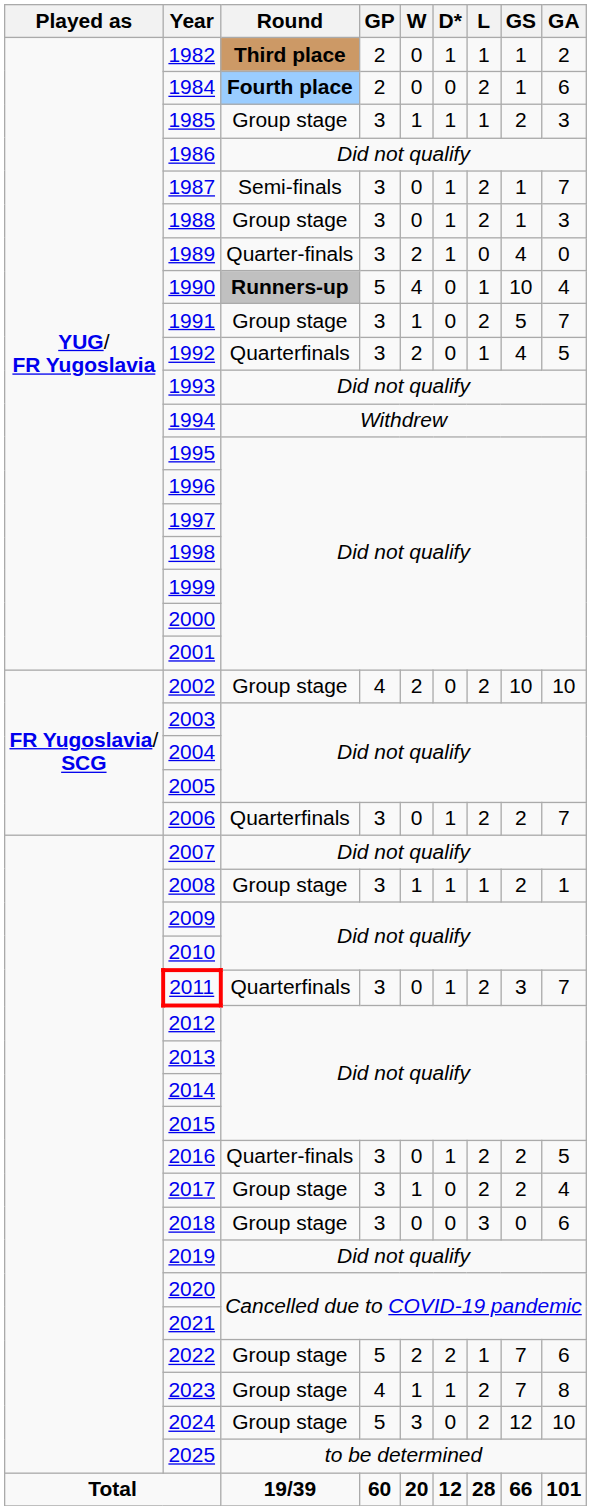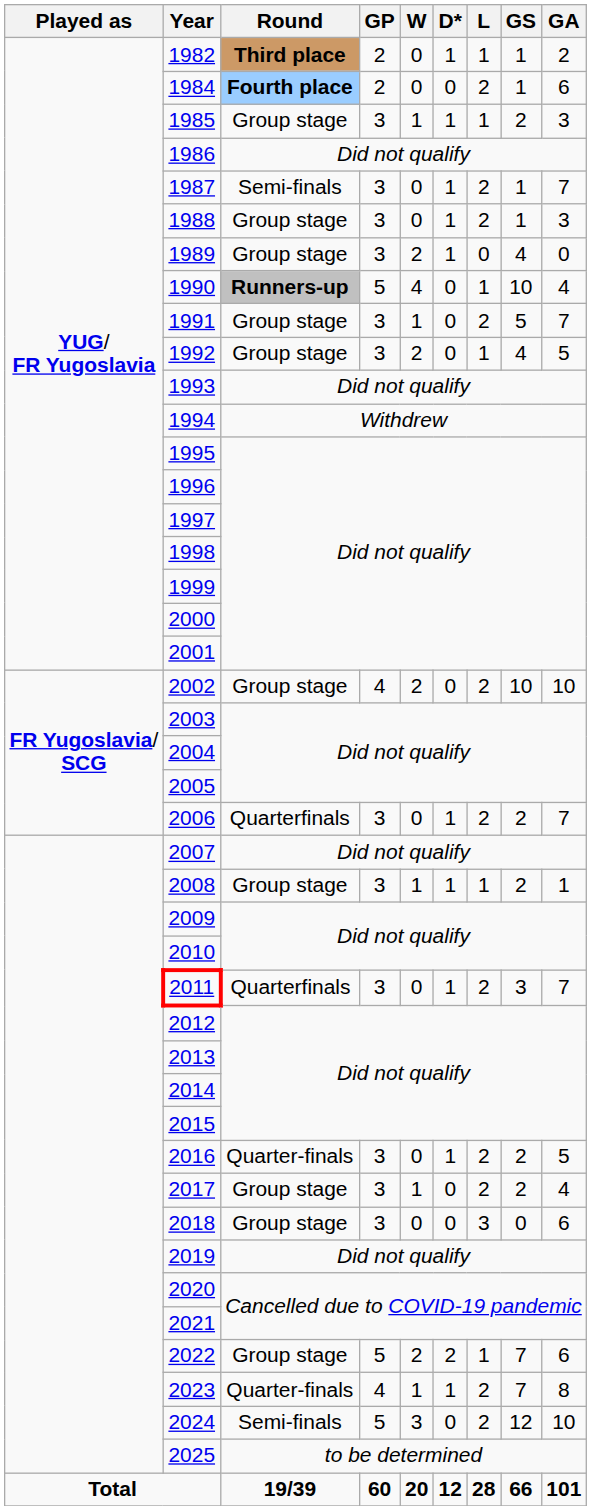(290, 253) Quarter-finals -> (290, 253) Group stage
(290, 353) Quarterfinals -> (290, 353) Group stage
(290, 1389) Group stage -> (290, 1389) Quarter-finals
(290, 1422) Group stage -> (290, 1422) Semi-finals
